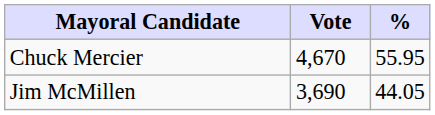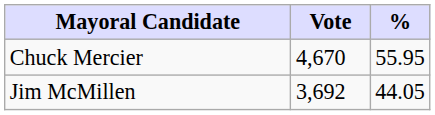(321, 92) 3,690 -> (321, 92) 3,692
